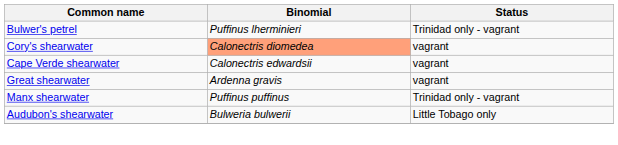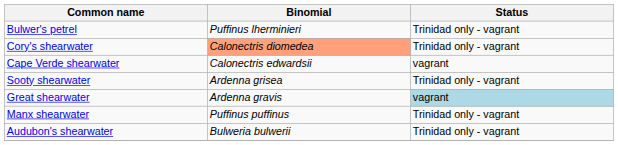(431, 47) vagrant -> (466, 47) Trinidad only - vagrant
+ row: (49, 81)
(431, 81) no background -> (431, 98) lightblue background
(454, 115) Little Tobago only -> (466, 132) Trinidad only - vagrant
